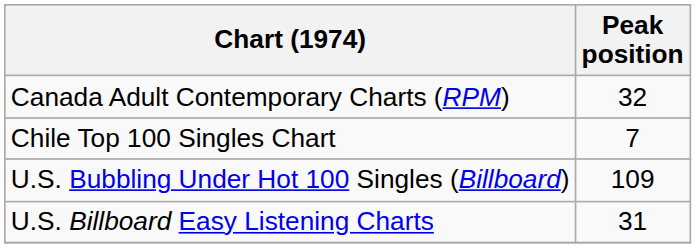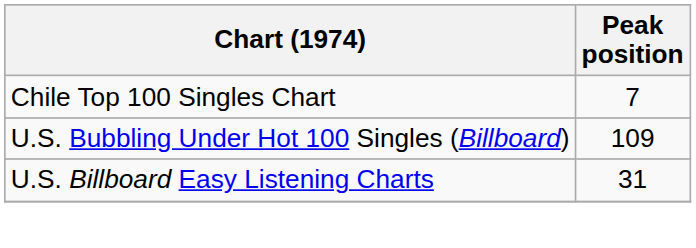- row: (260, 96)
